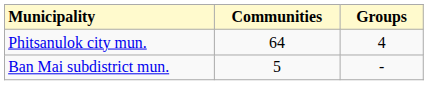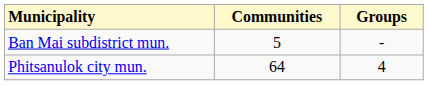rows swapped: (77, 42) <-> (89, 67)
